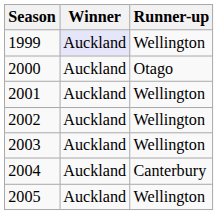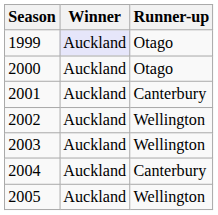(169, 42) Wellington -> (153, 42) Otago
(169, 94) Wellington -> (170, 94) Canterbury
